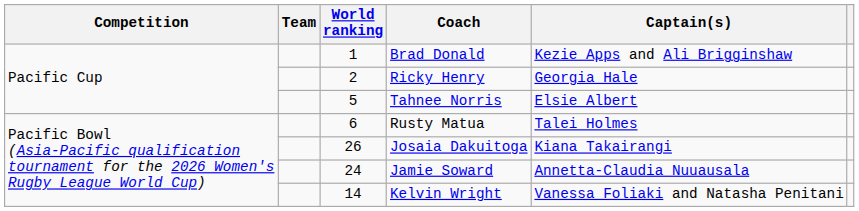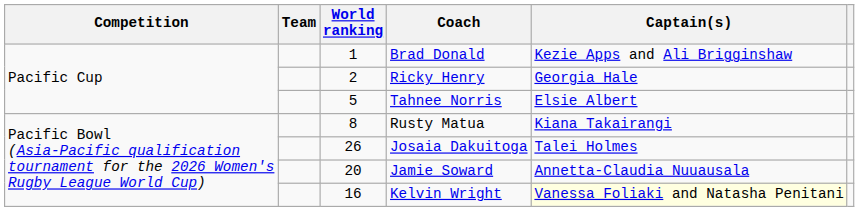(353, 125) 6 -> (353, 125) 8
(586, 125) Talei Holmes -> (603, 125) Kiana Takairangi
(603, 148) Kiana Takairangi -> (586, 148) Talei Holmes
(353, 171) 24 -> (353, 171) 20
(353, 195) 14 -> (353, 195) 16
(689, 195) no background -> (689, 195) lightyellow background
